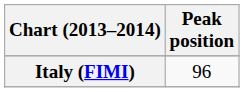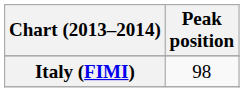(202, 71) 96 -> (202, 71) 98
